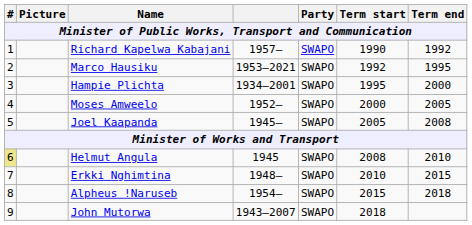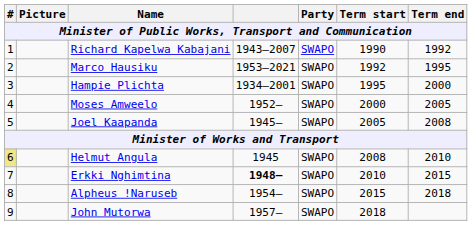(266, 49) 1957– -> (266, 49) 1943–2007
(266, 176) normal -> (266, 176) bold
(266, 212) 1943–2007 -> (266, 212) 1957–
